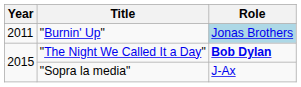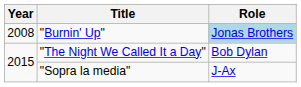(20, 33) 2011 -> (21, 33) 2008
(241, 52) bold -> (239, 52) normal
